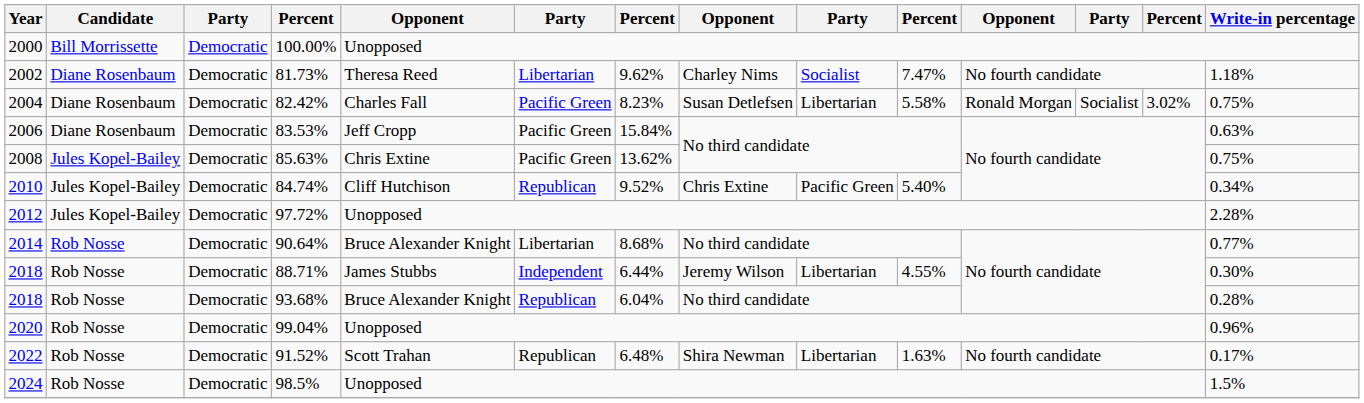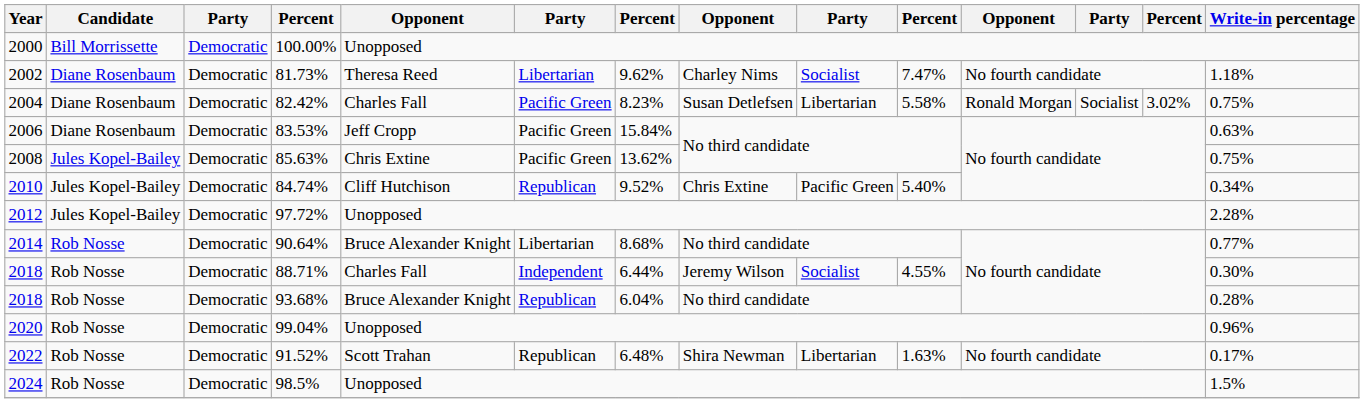(390, 271) James Stubbs -> (386, 271) Charles Fall
(839, 271) Libertarian -> (830, 271) Socialist
